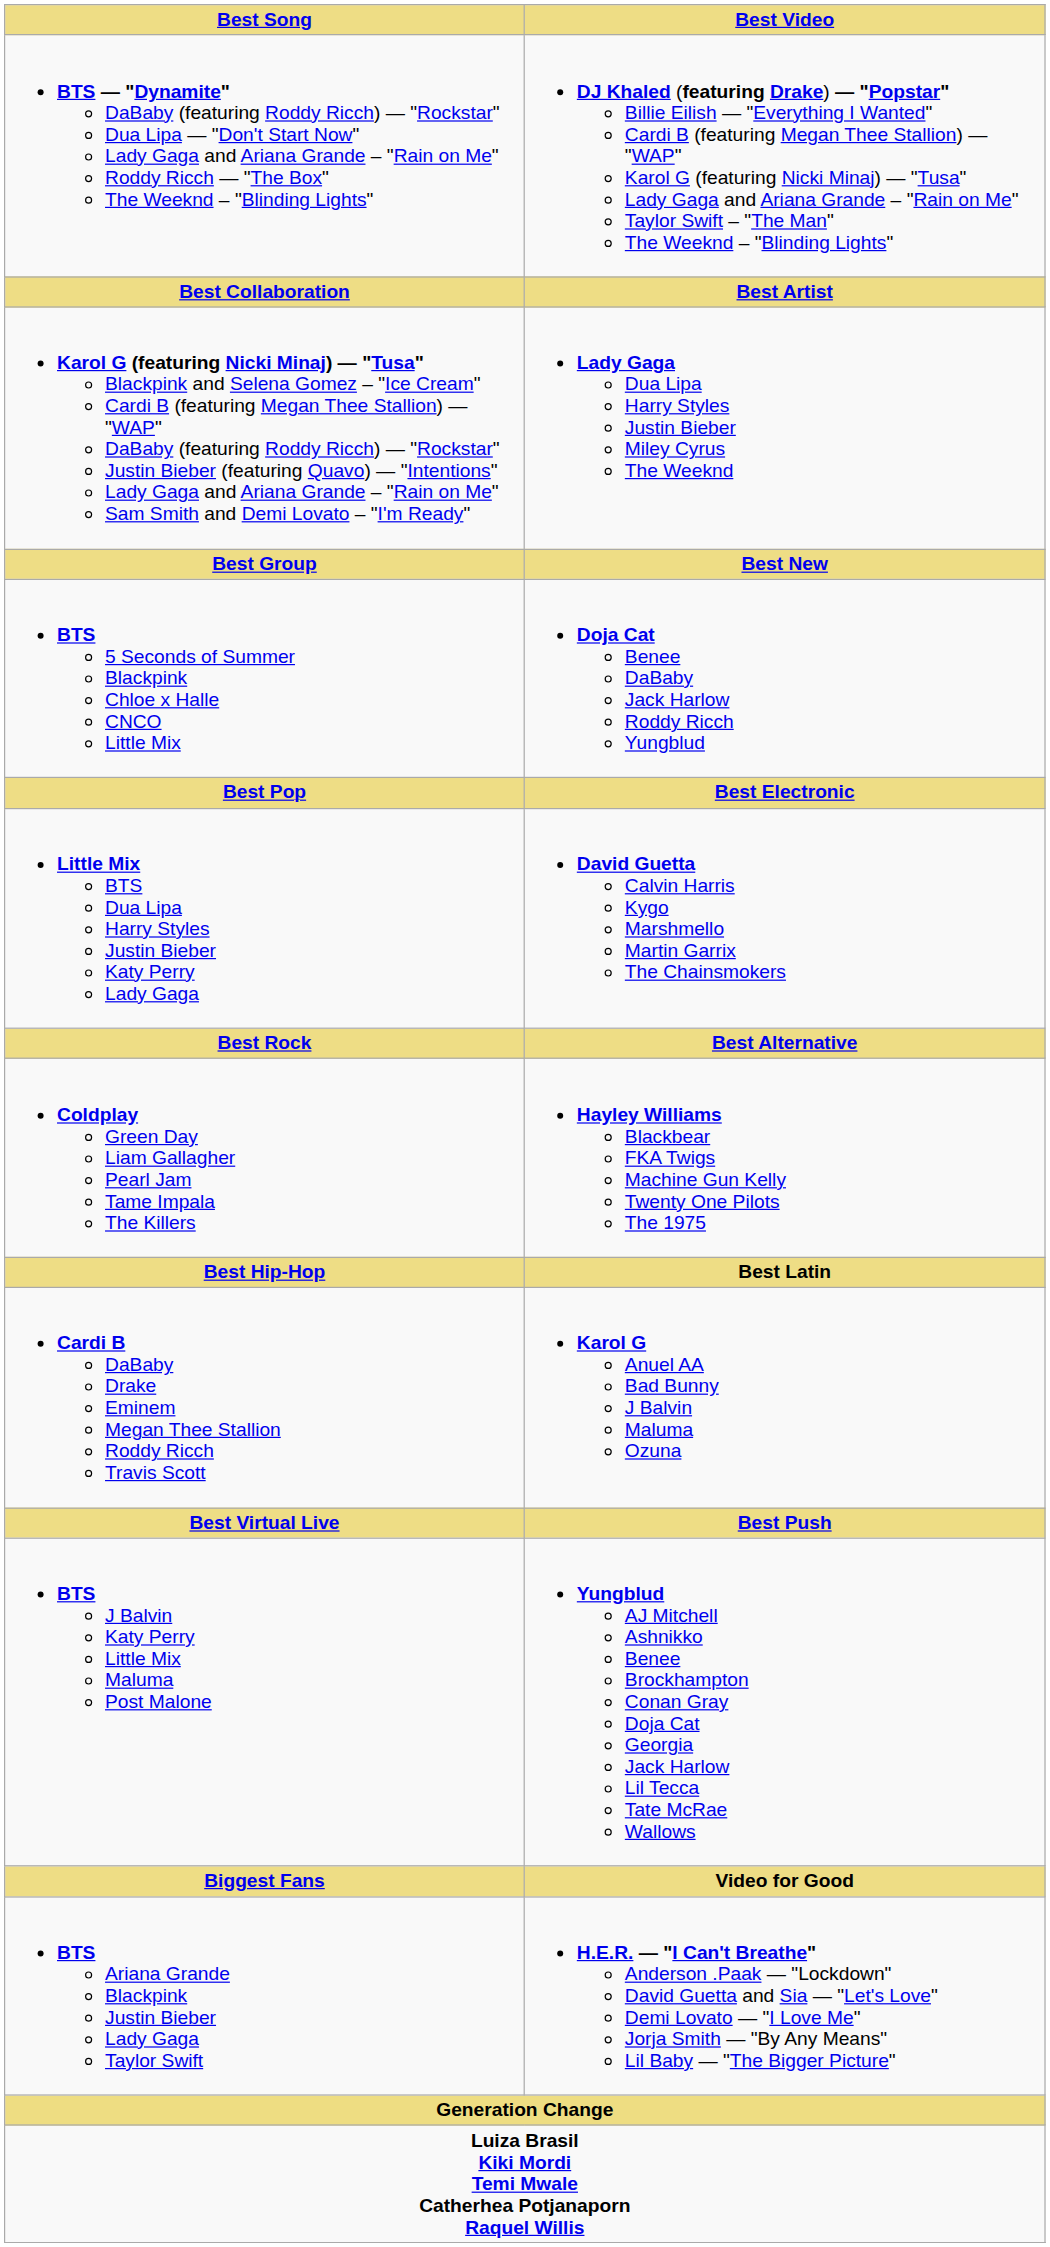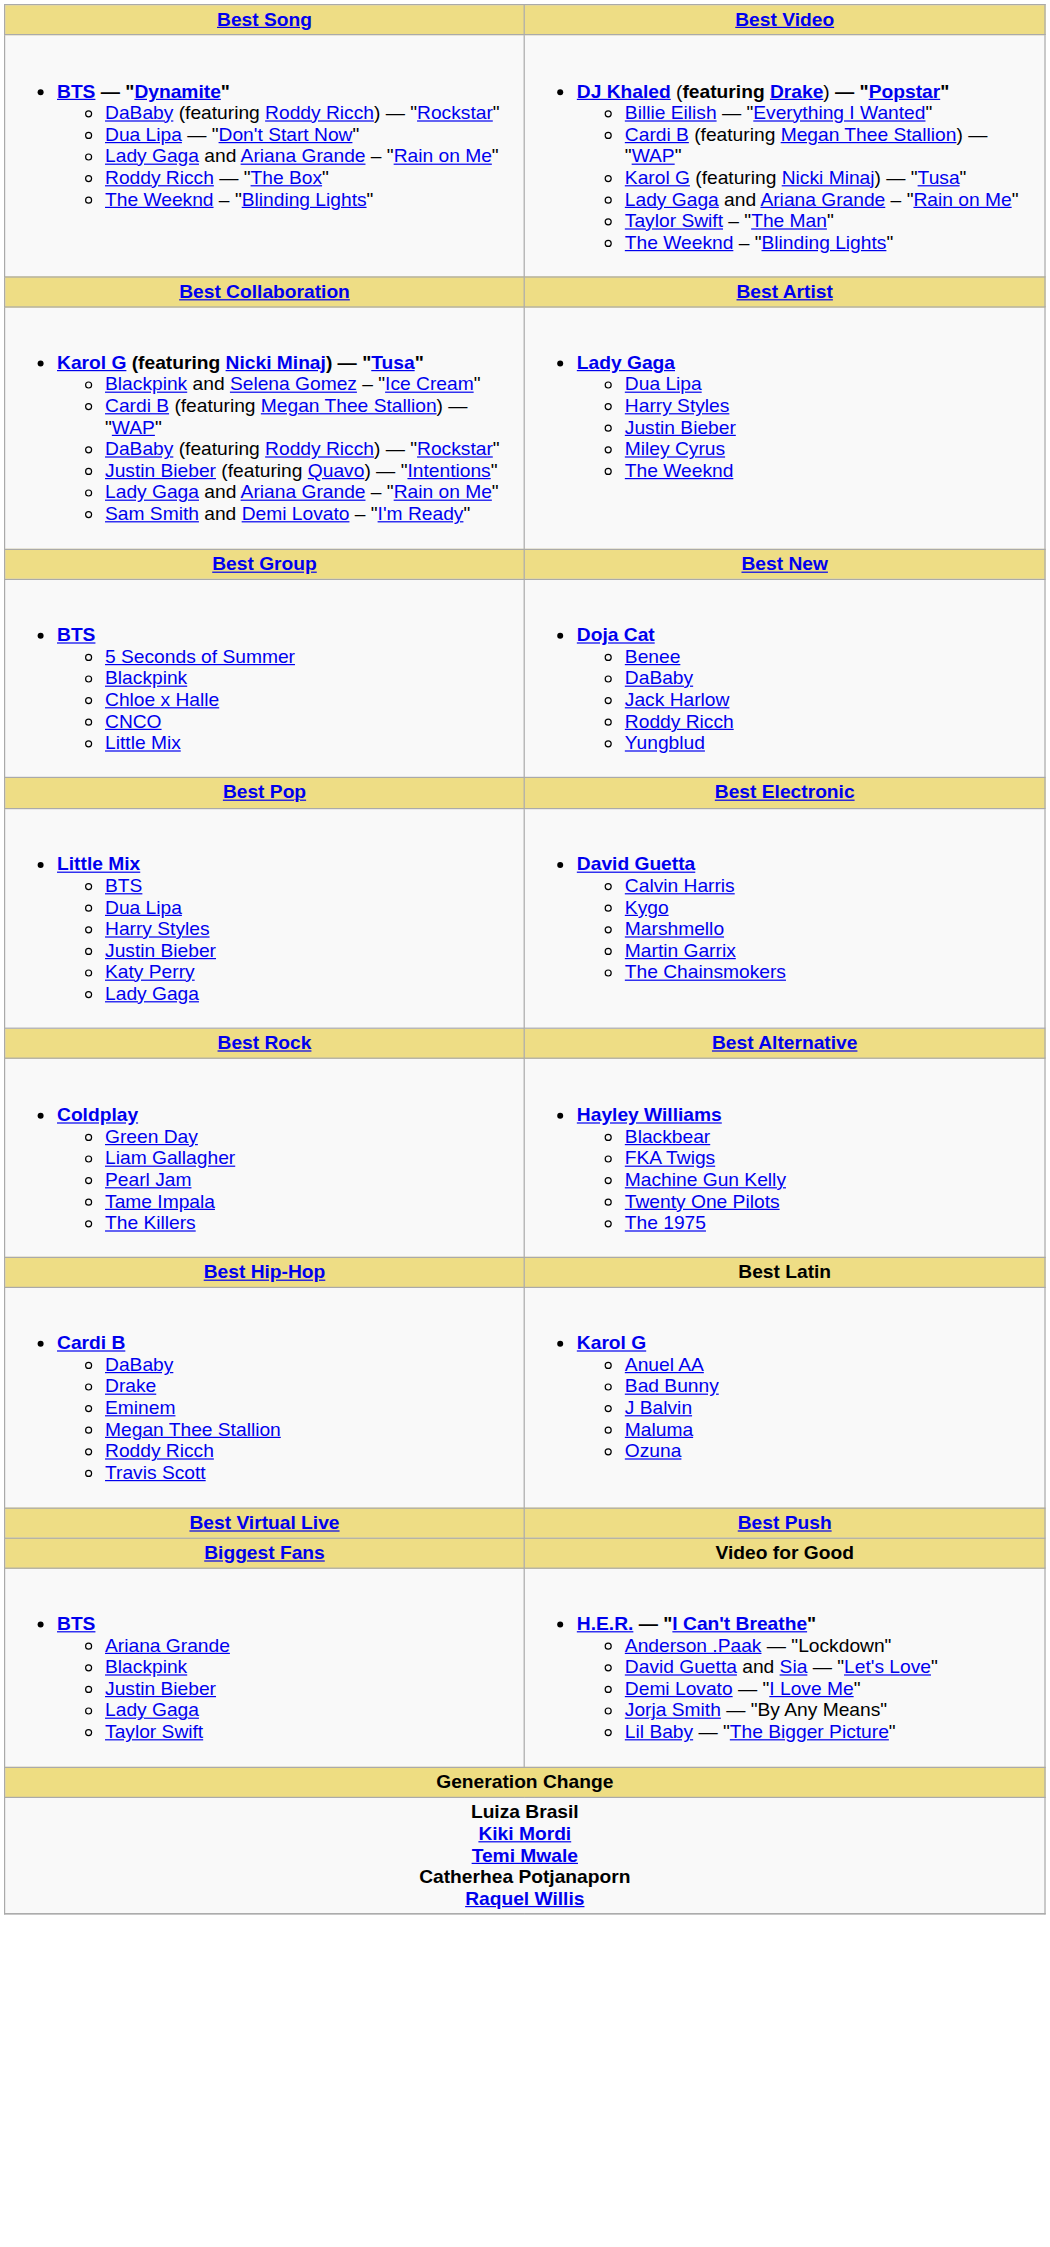- row: (265, 1648)
